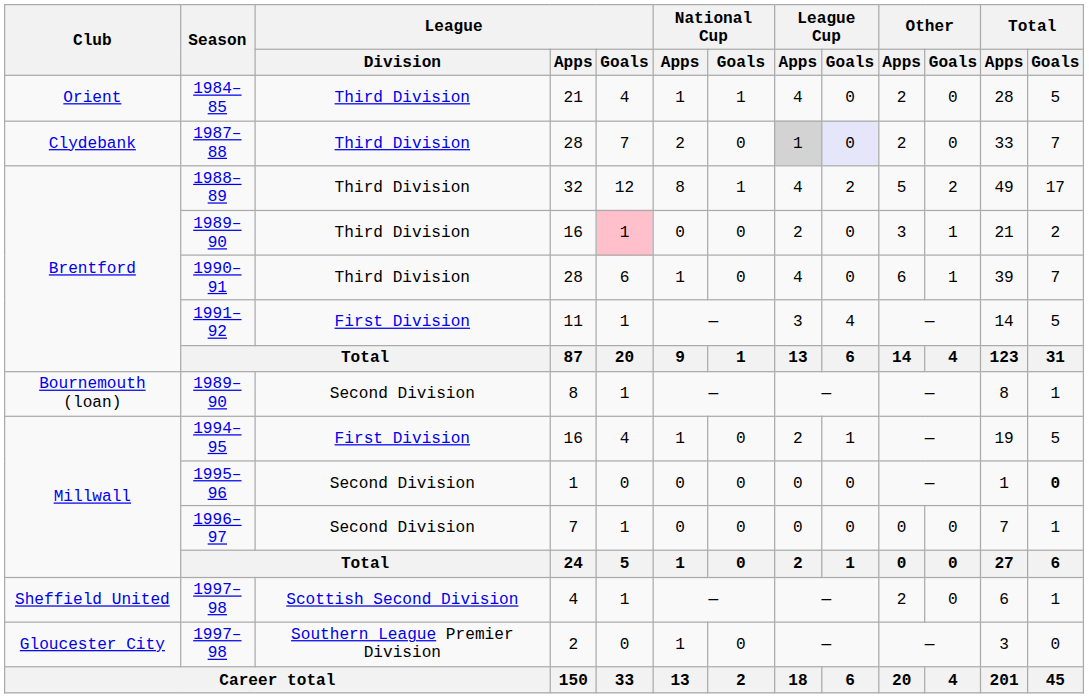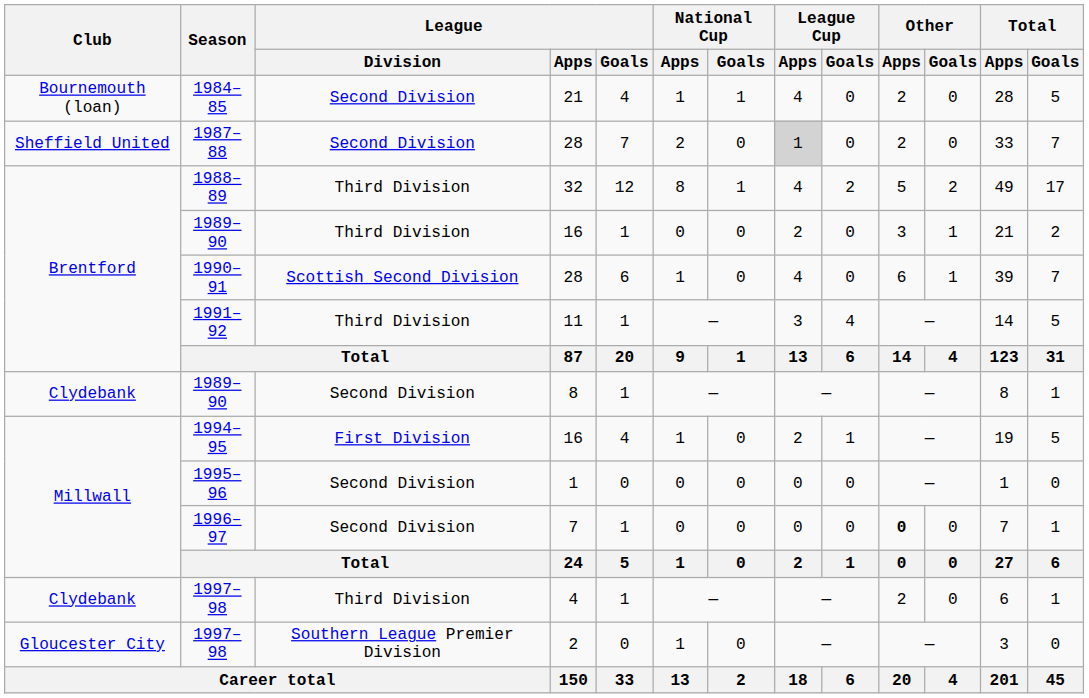(92, 98) Orient -> (92, 98) Bournemouth (loan)
(402, 98) Third Division -> (402, 98) Second Division
(92, 143) Clydebank -> (92, 143) Sheffield United
(402, 143) Third Division -> (402, 143) Second Division
(850, 143) lavender background -> (850, 143) no background
(625, 233) pink background -> (625, 233) no background
(402, 278) Third Division -> (402, 278) Scottish Second Division
(402, 323) First Division -> (402, 323) Third Division
(92, 394) Bournemouth (loan) -> (92, 394) Clydebank
(1055, 483) bold -> (1055, 483) normal
(902, 528) normal -> (902, 528) bold
(92, 599) Sheffield United -> (92, 599) Clydebank
(402, 599) Scottish Second Division -> (402, 599) Third Division
